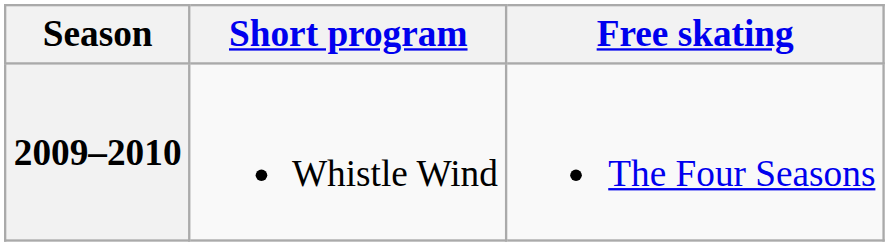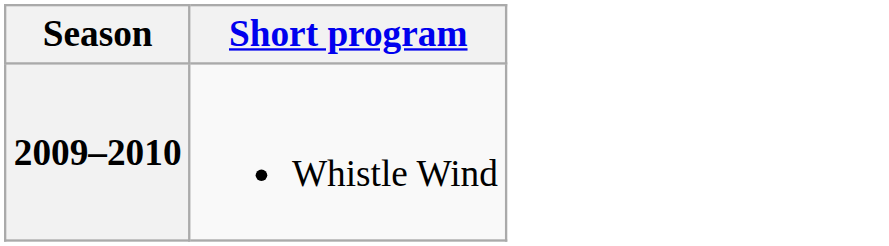- column: (695, 34)
